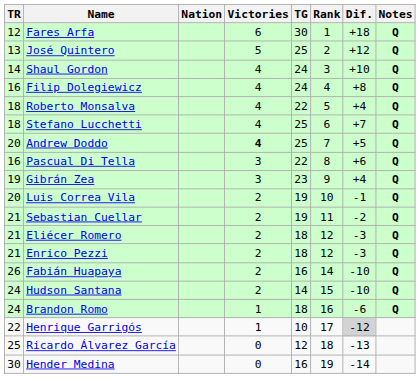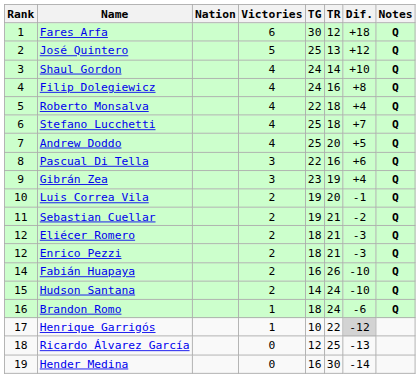columns swapped: (327, 14) <-> (14, 14)
(258, 143) bold -> (272, 143) normal
